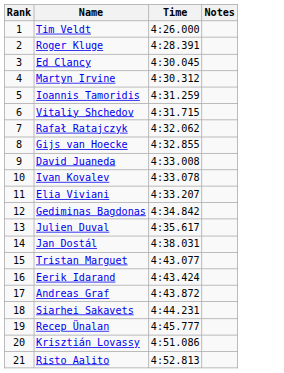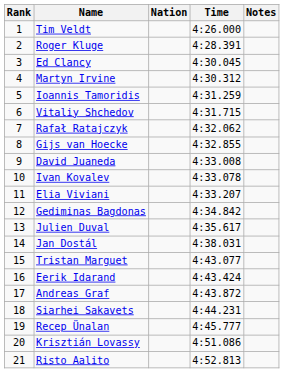+ column: (169, 13)
